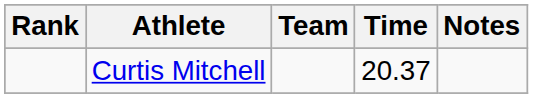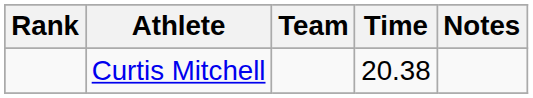(396, 70) 20.37 -> (396, 70) 20.38
